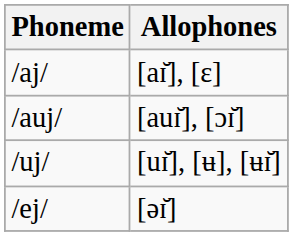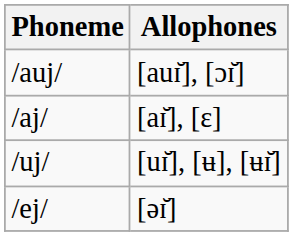rows swapped: (30, 72) <-> (37, 117)
